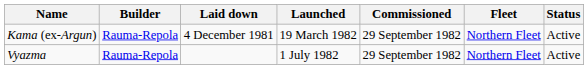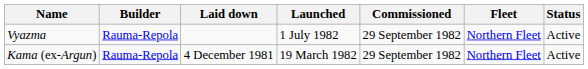rows swapped: (52, 34) <-> (27, 54)
